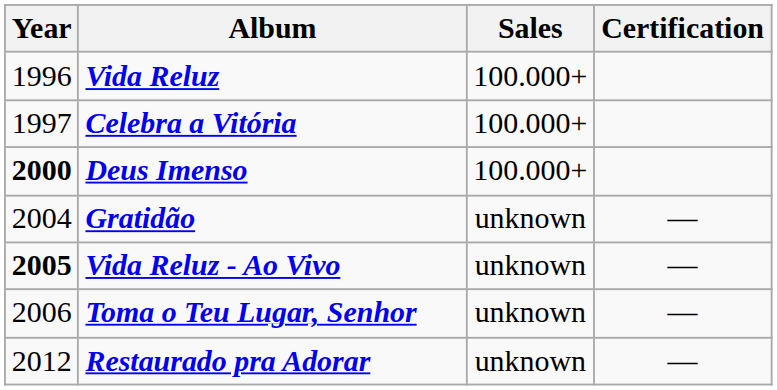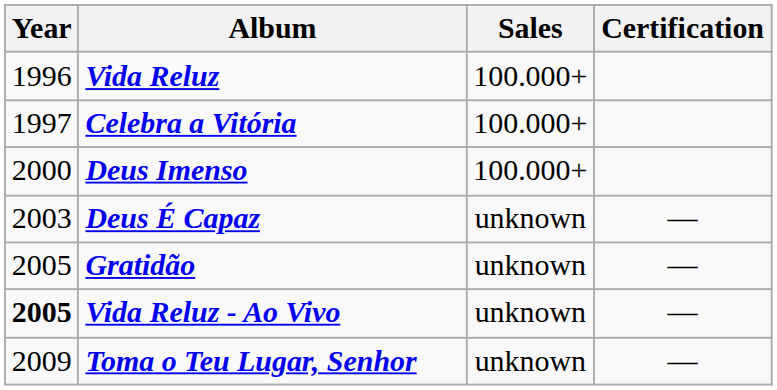(42, 170) bold -> (42, 170) normal
+ row: (173, 218)
(42, 218) 2004 -> (42, 265) 2005
(42, 312) 2006 -> (42, 360) 2009
- row: (228, 360)
